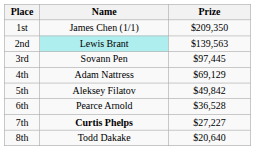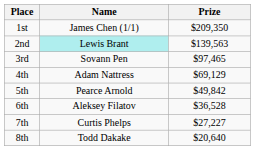(209, 59) $97,445 -> (209, 59) $97,465
(104, 91) Aleksey Filatov -> (104, 91) Pearce Arnold
(104, 106) Pearce Arnold -> (104, 106) Aleksey Filatov
(104, 122) bold -> (104, 122) normal
